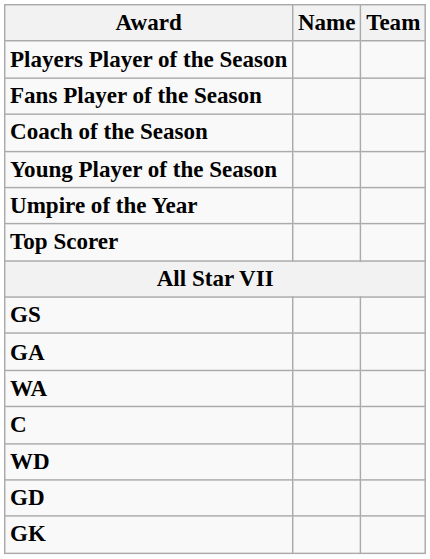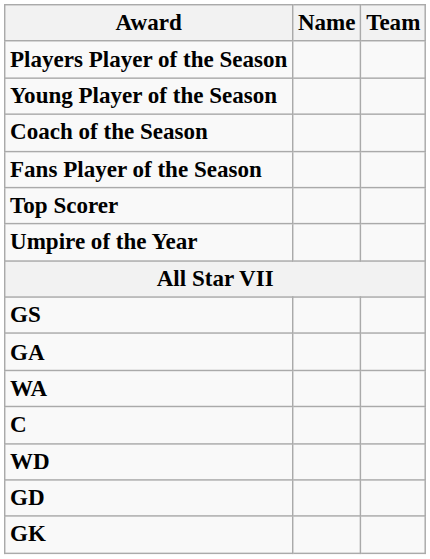rows swapped: (144, 168) <-> (136, 95)
rows swapped: (64, 242) <-> (104, 205)
